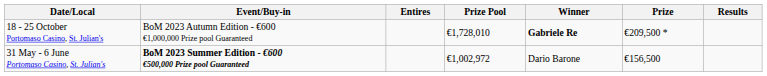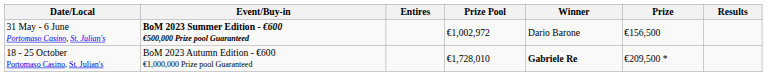rows swapped: (56, 58) <-> (55, 32)
